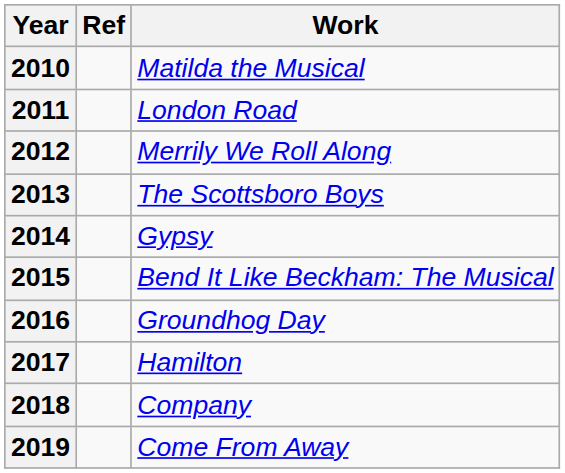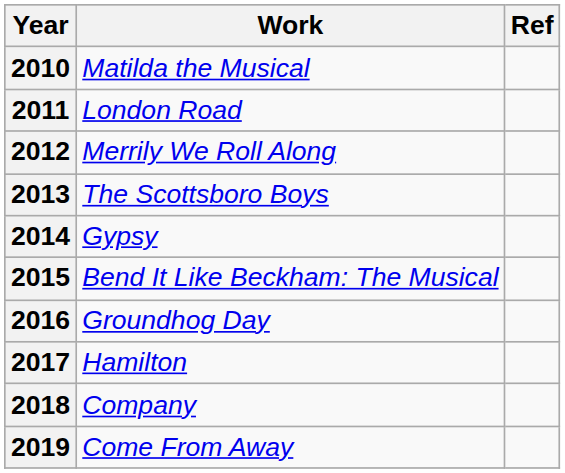columns swapped: (345, 25) <-> (104, 25)
